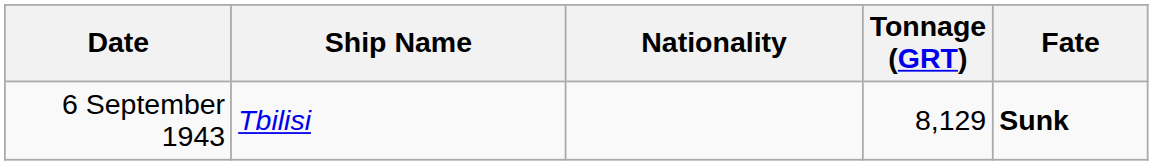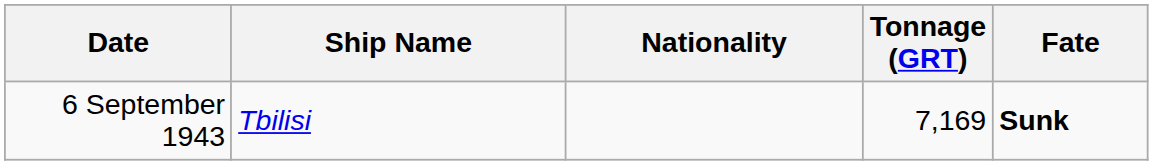(951, 120) 8,129 -> (951, 120) 7,169
